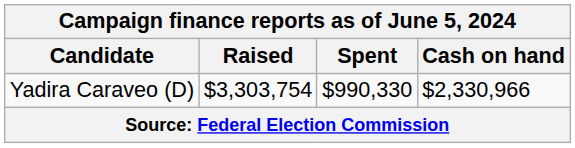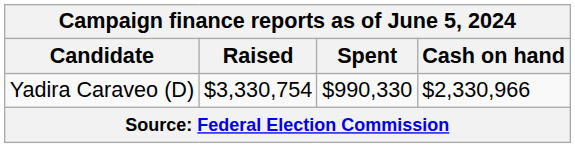(258, 90) $3,303,754 -> (258, 90) $3,330,754
